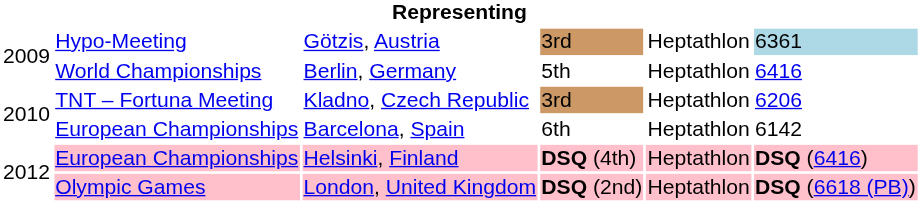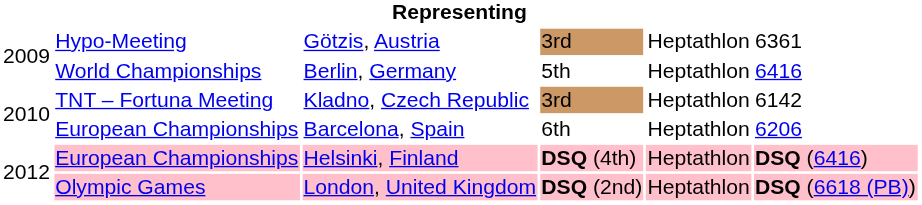(778, 41) lightblue background -> (778, 41) no background
(778, 99) 6206 -> (778, 99) 6142
(778, 128) 6142 -> (778, 128) 6206
